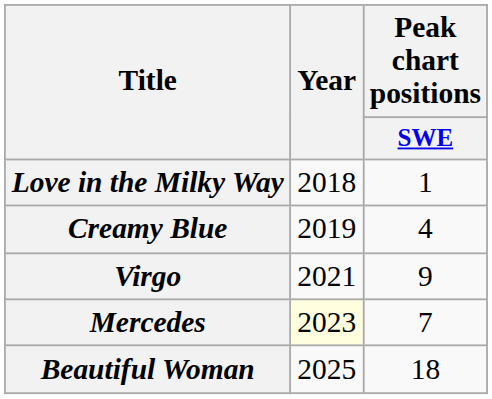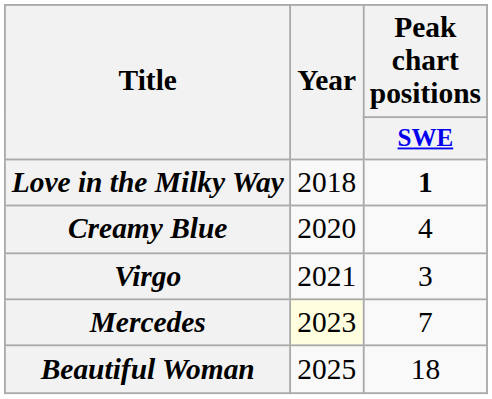(425, 182) normal -> (425, 182) bold
(327, 228) 2019 -> (327, 228) 2020
(425, 275) 9 -> (425, 275) 3
